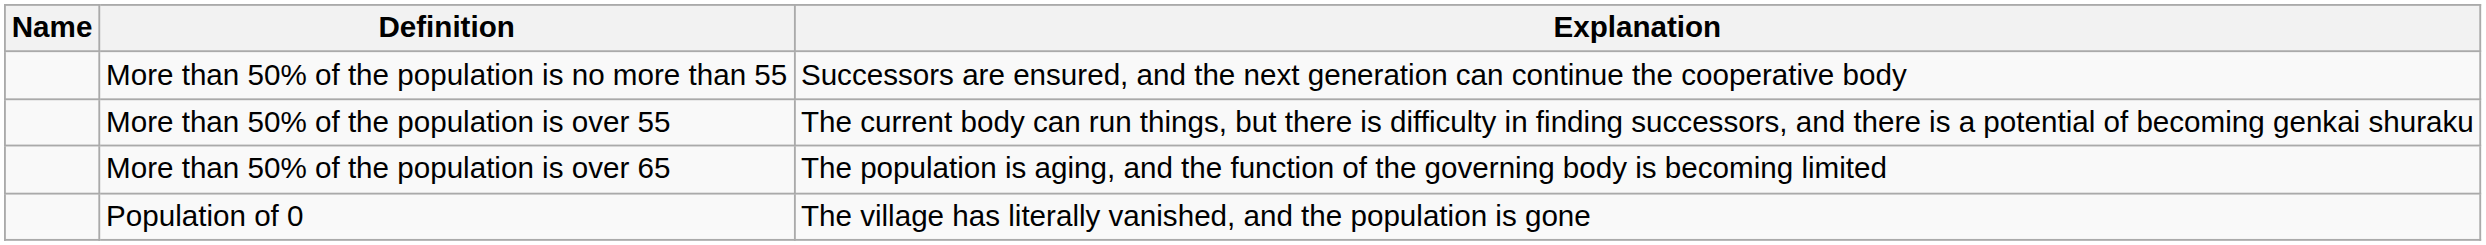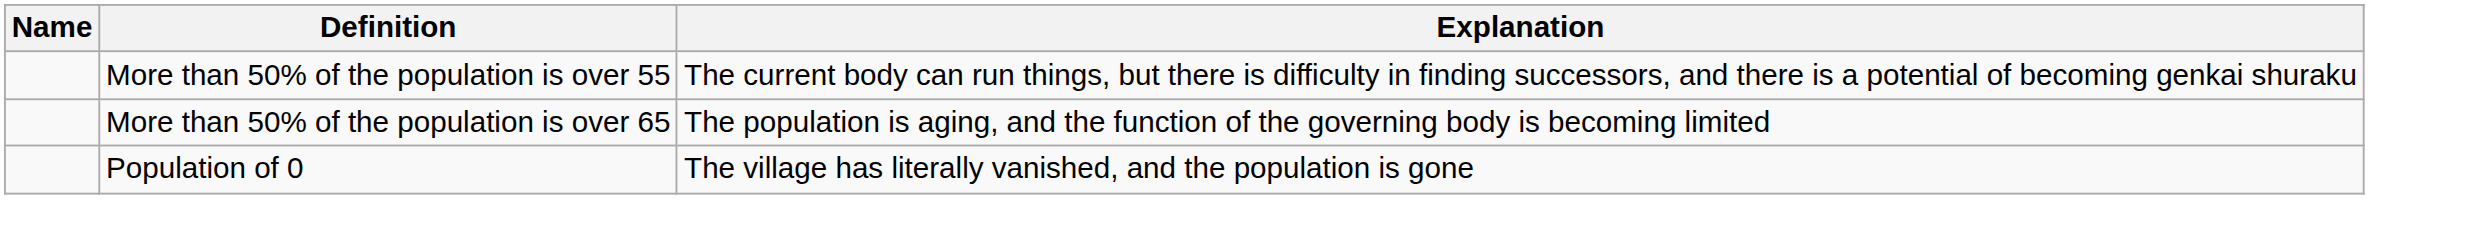- row: (447, 74)
